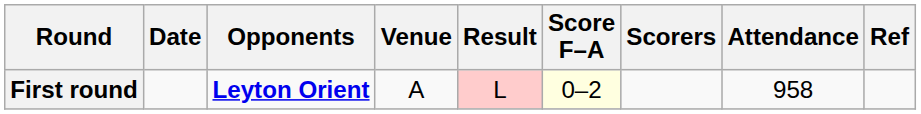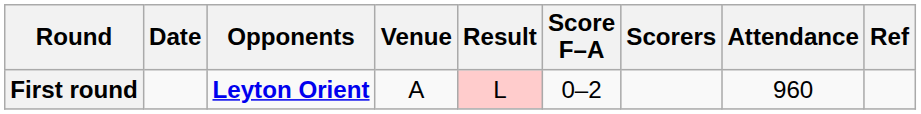(582, 89) lightyellow background -> (582, 89) no background
(793, 89) 958 -> (793, 89) 960
